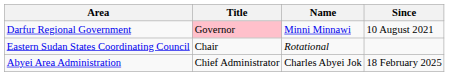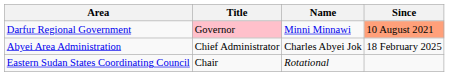(400, 29) no background -> (400, 29) lightsalmon background
rows swapped: (98, 46) <-> (64, 63)
